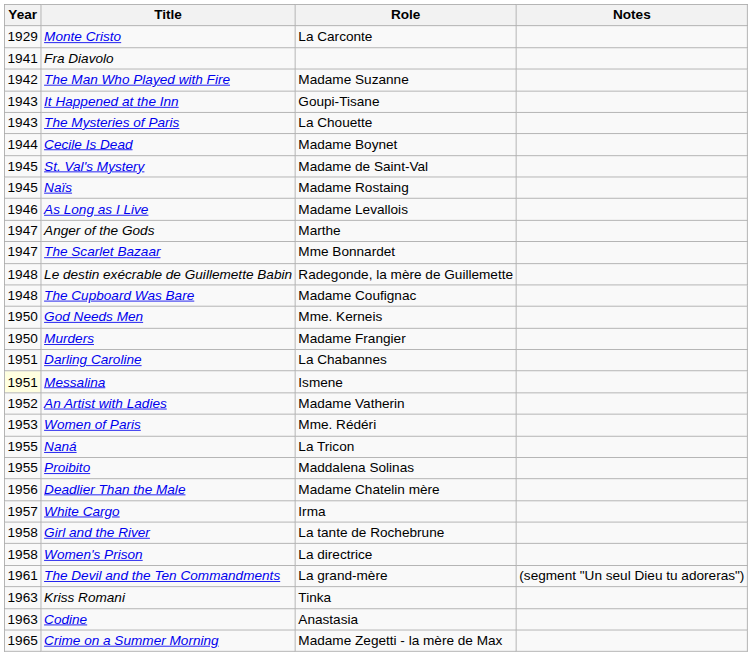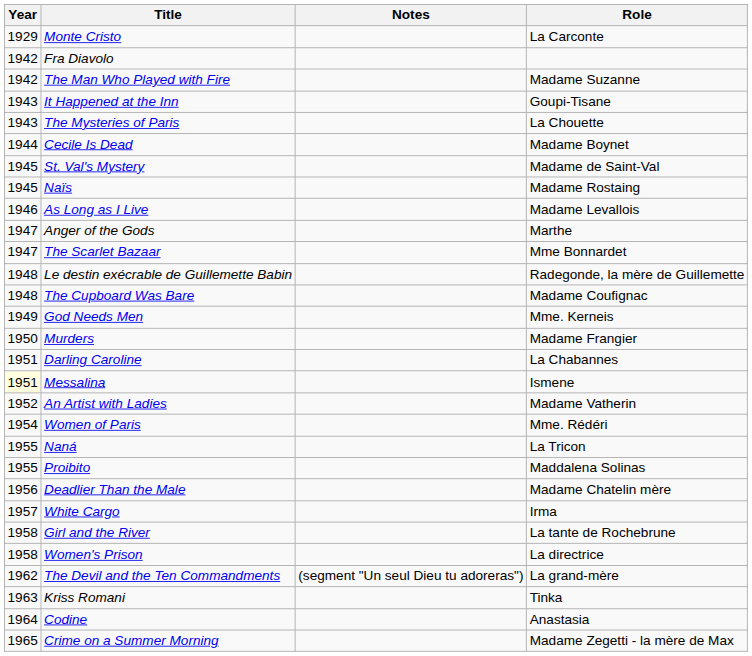columns swapped: (406, 15) <-> (632, 15)
(23, 58) 1941 -> (23, 58) 1942
(23, 317) 1950 -> (23, 317) 1949
(23, 425) 1953 -> (23, 425) 1954
(23, 576) 1961 -> (23, 576) 1962
(23, 619) 1963 -> (23, 619) 1964
